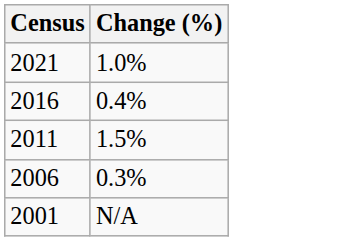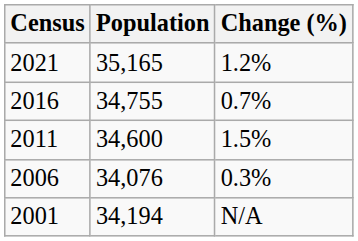+ column: (153, 23)
(121, 62) 1.0% -> (246, 62) 1.2%
(121, 100) 0.4% -> (246, 100) 0.7%
